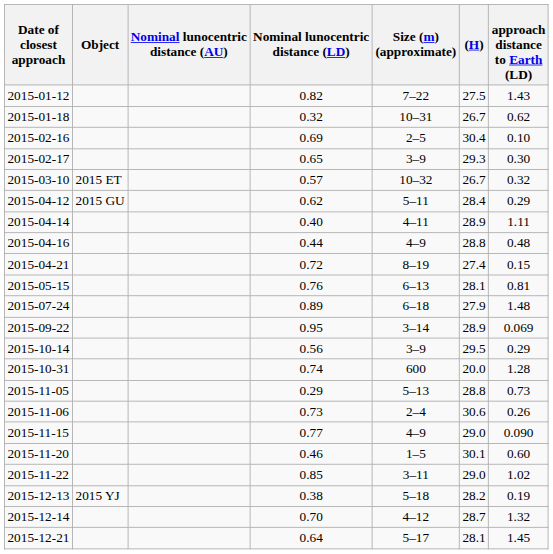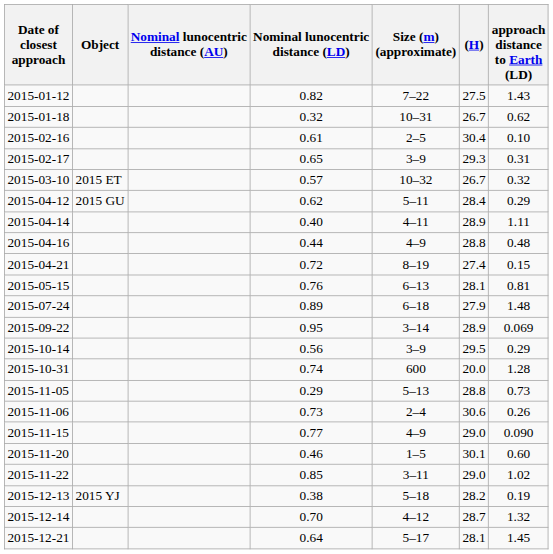(311, 137) 0.69 -> (311, 137) 0.61
(519, 159) 0.30 -> (519, 159) 0.31
